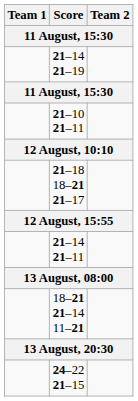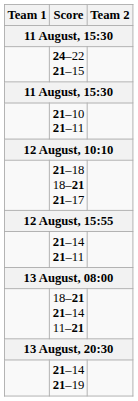rows swapped: (68, 378) <-> (68, 64)
